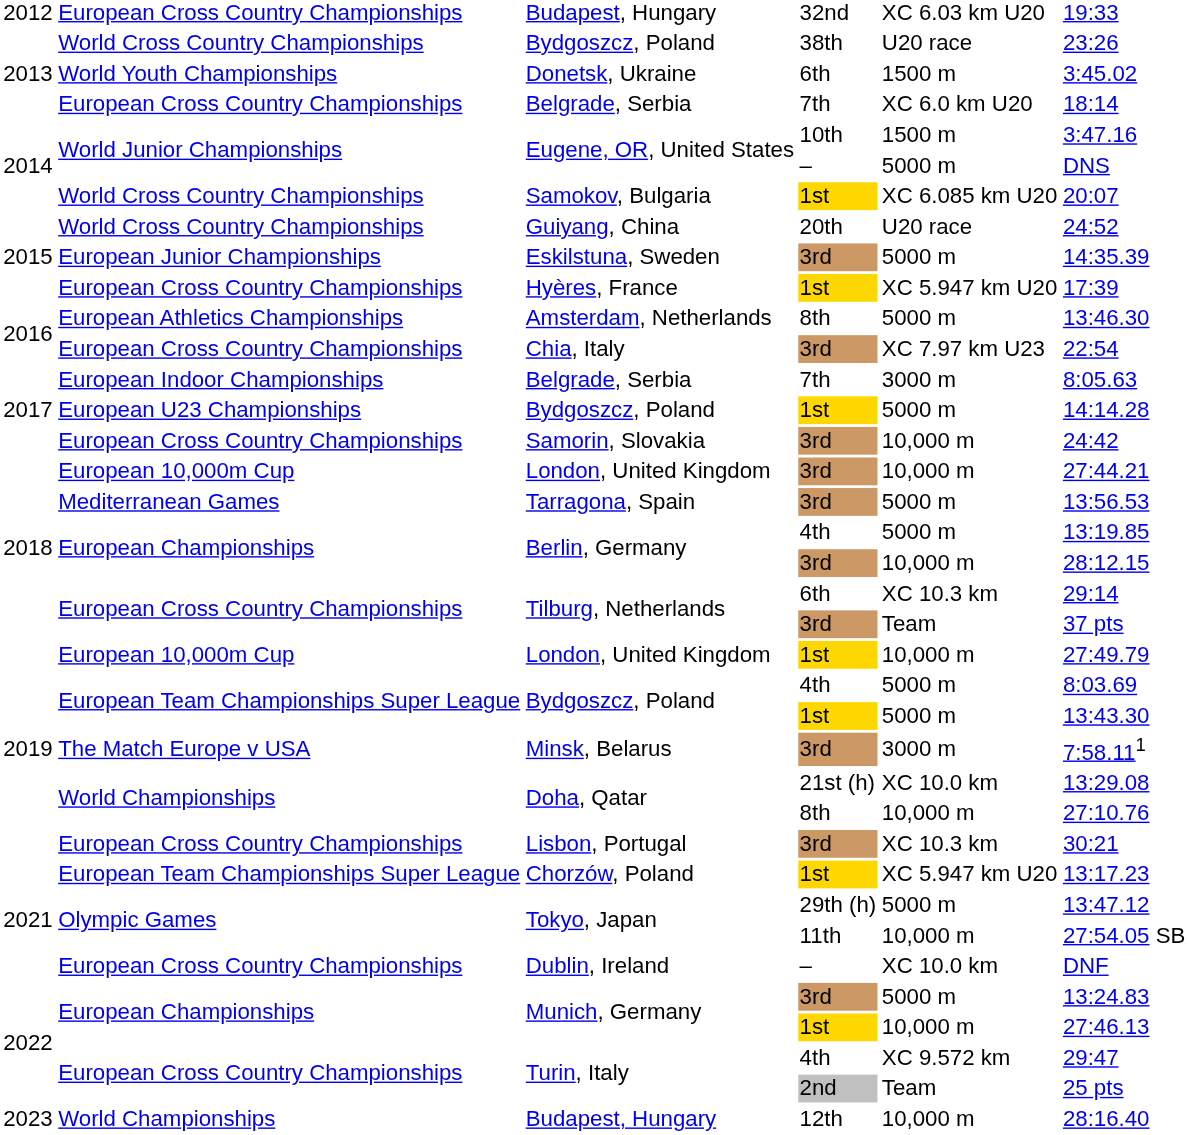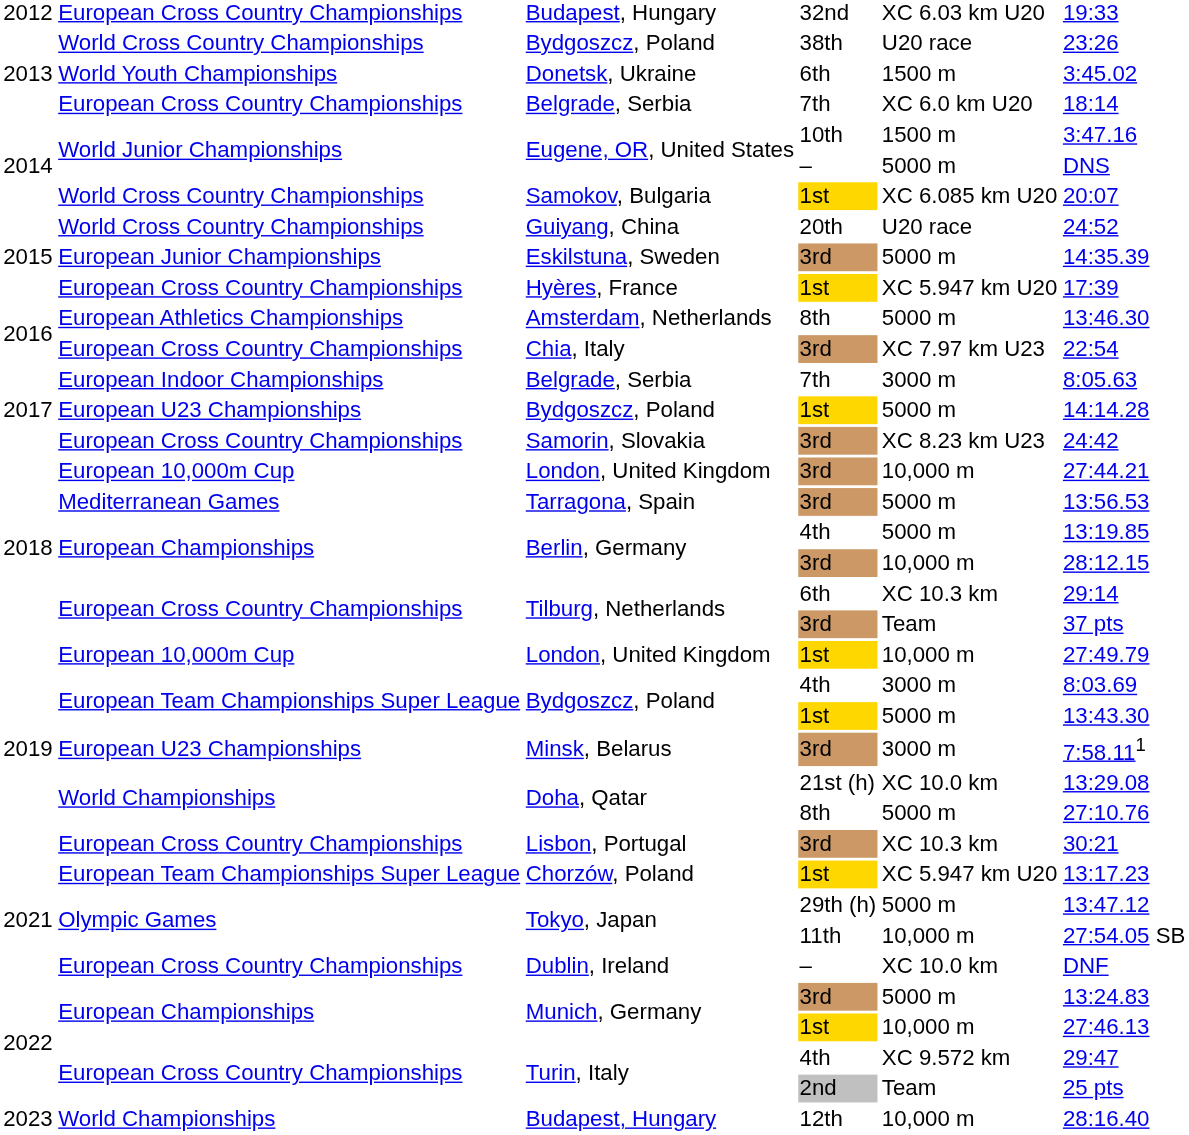(928, 440) 10,000 m -> (963, 440) XC 8.23 km U23
(919, 685) 5000 m -> (919, 685) 3000 m
(184, 749) The Match Europe v USA -> (210, 749) European U23 Championships
(928, 813) 10,000 m -> (919, 813) 5000 m
